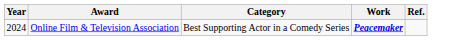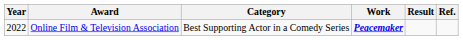+ column: (421, 12)
(16, 27) 2024 -> (16, 27) 2022
